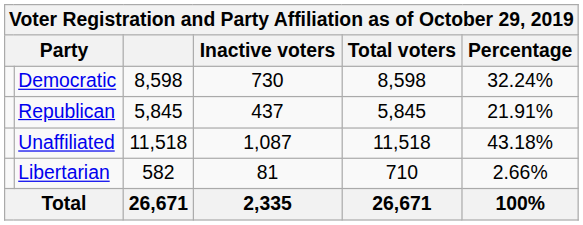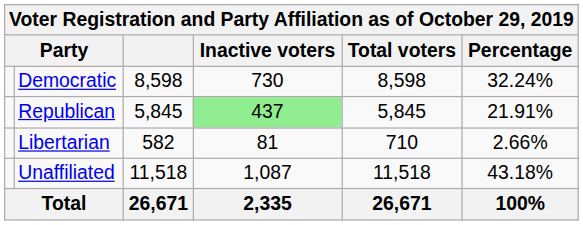(267, 111) no background -> (267, 111) lightgreen background
rows swapped: (66, 142) <-> (64, 173)
